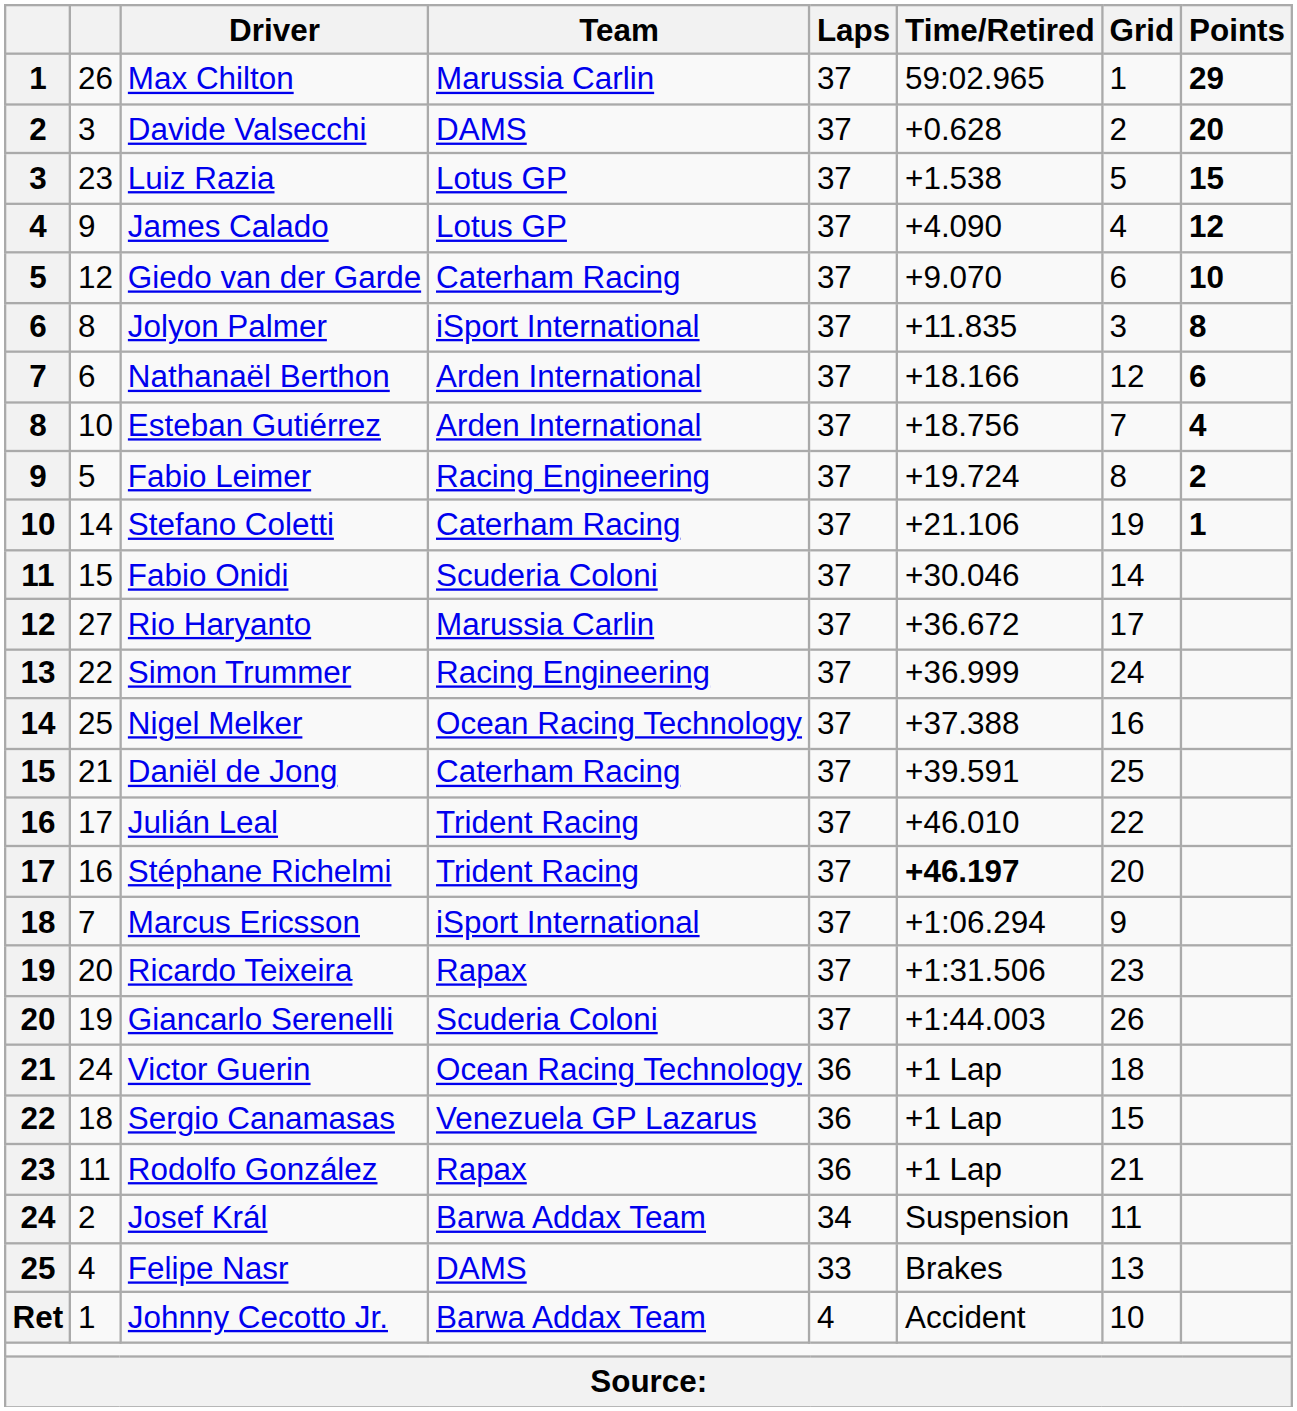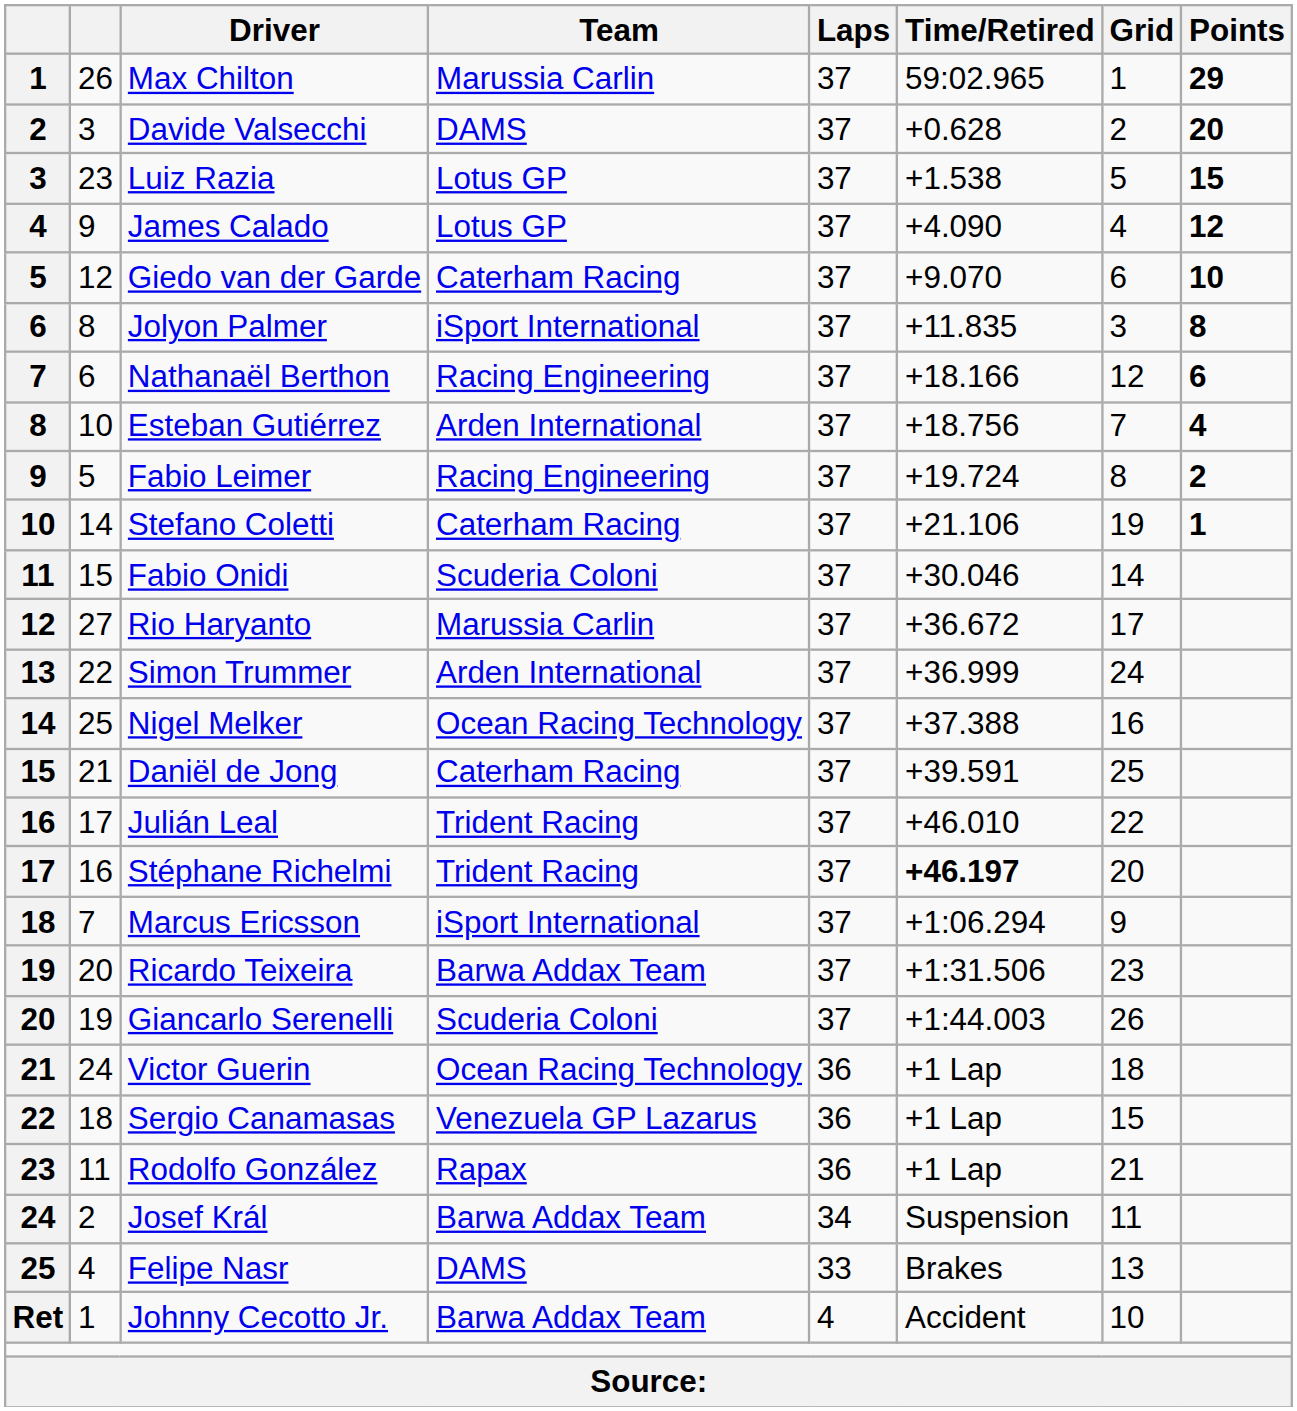(569, 376) Arden International -> (573, 376) Racing Engineering
(573, 673) Racing Engineering -> (569, 673) Arden International
(481, 970) Rapax -> (571, 970) Barwa Addax Team
